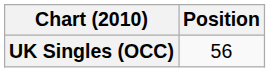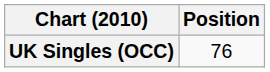(221, 50) 56 -> (221, 50) 76
